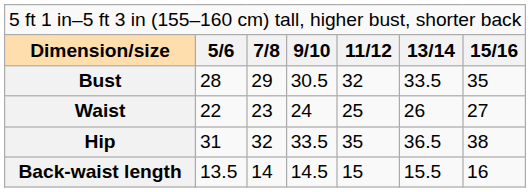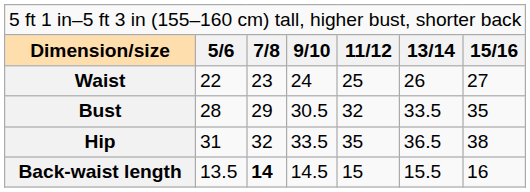rows swapped: (100, 80) <-> (100, 111)
(262, 171) normal -> (262, 171) bold
